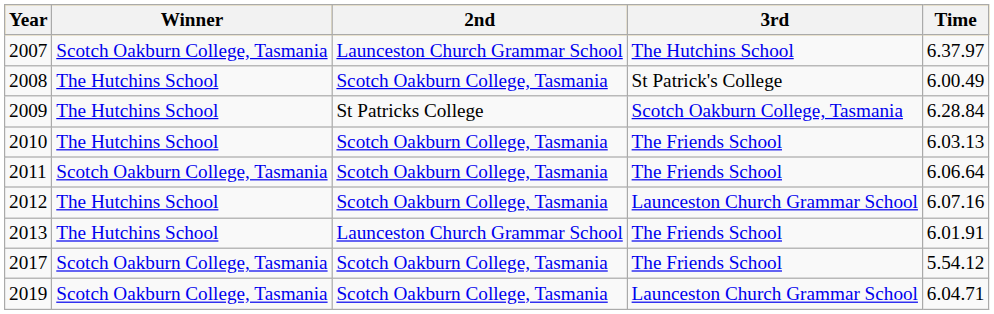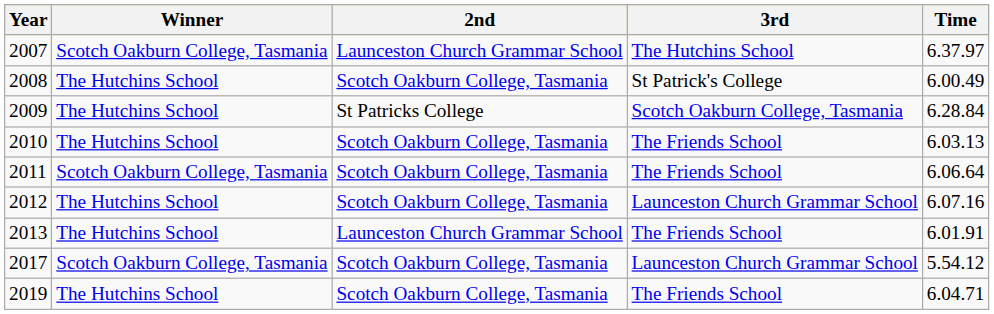(707, 263) The Friends School -> (775, 263) Launceston Church Grammar School
(192, 293) Scotch Oakburn College, Tasmania -> (137, 293) The Hutchins School
(775, 293) Launceston Church Grammar School -> (707, 293) The Friends School
